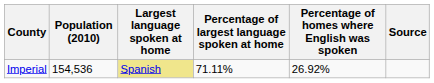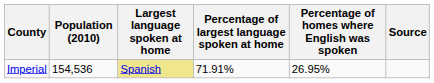(214, 68) 71.11% -> (215, 68) 71.91%
(311, 68) 26.92% -> (311, 68) 26.95%
